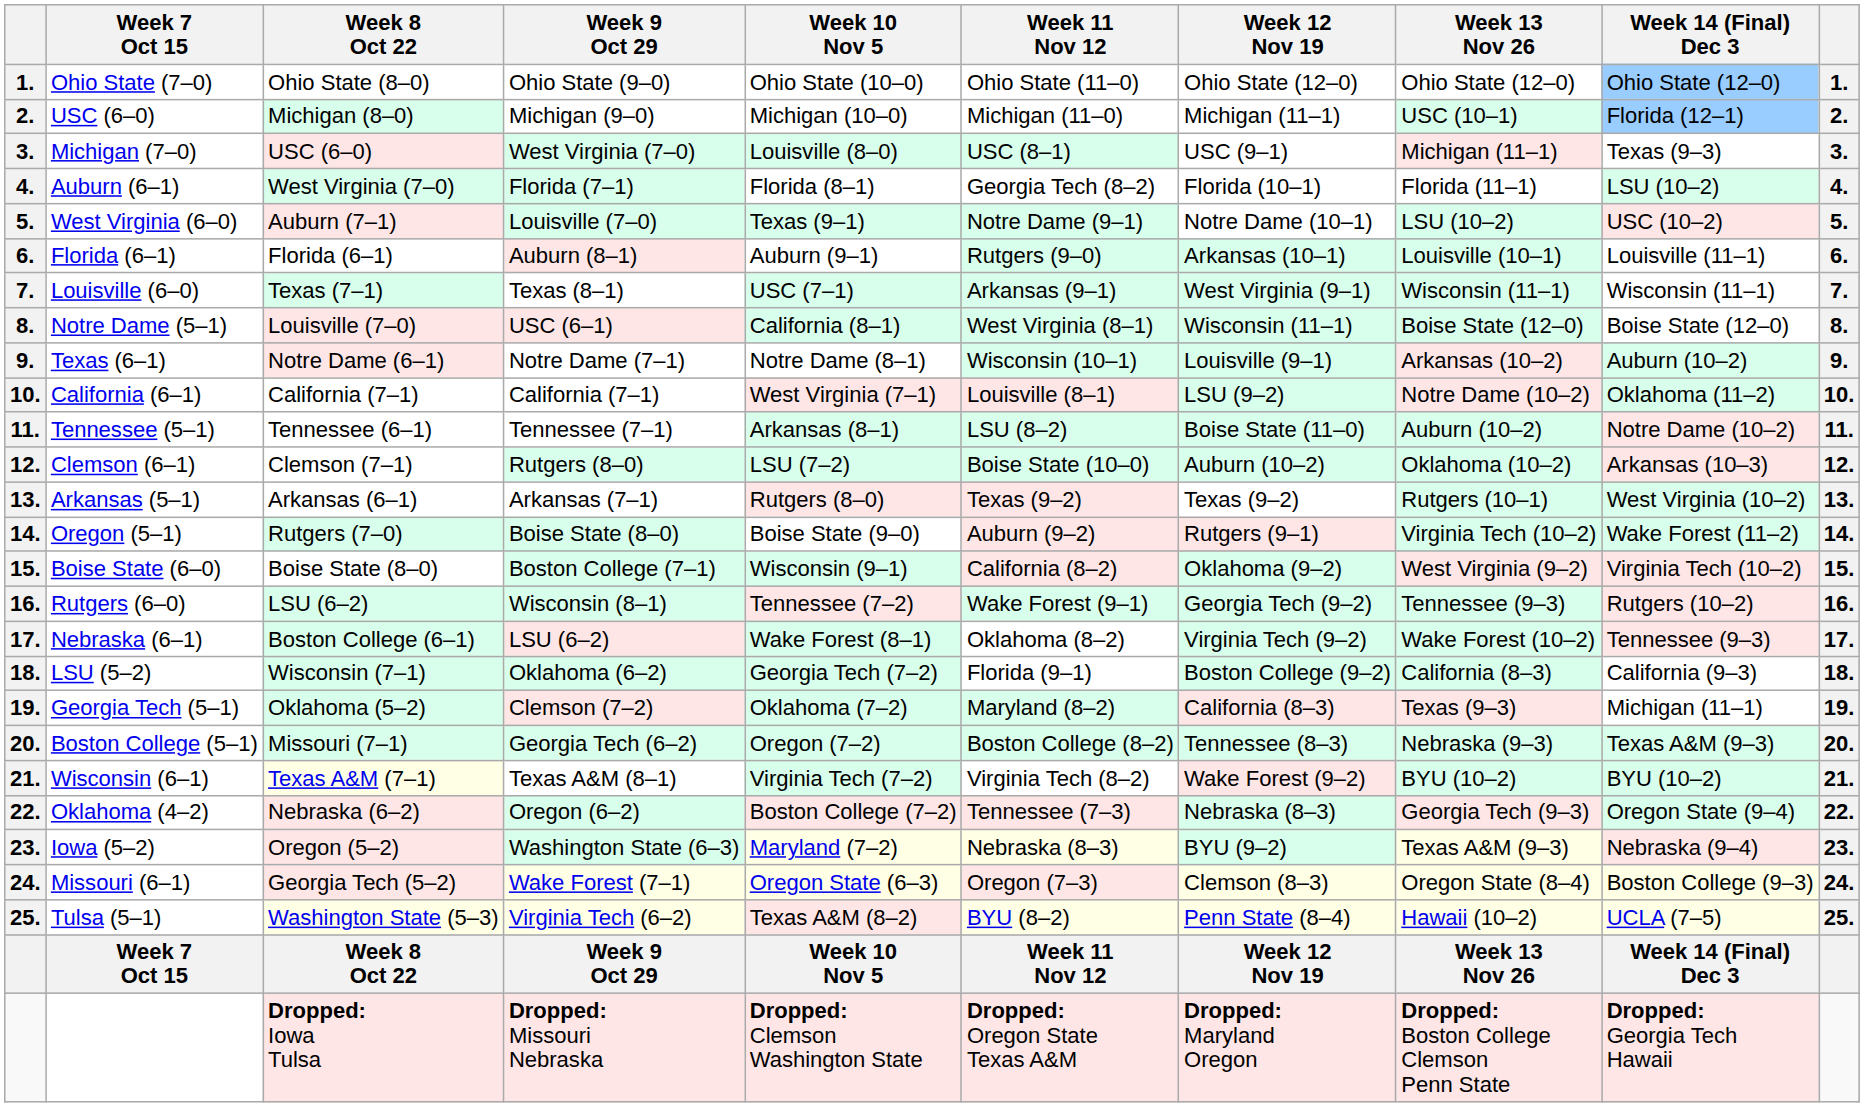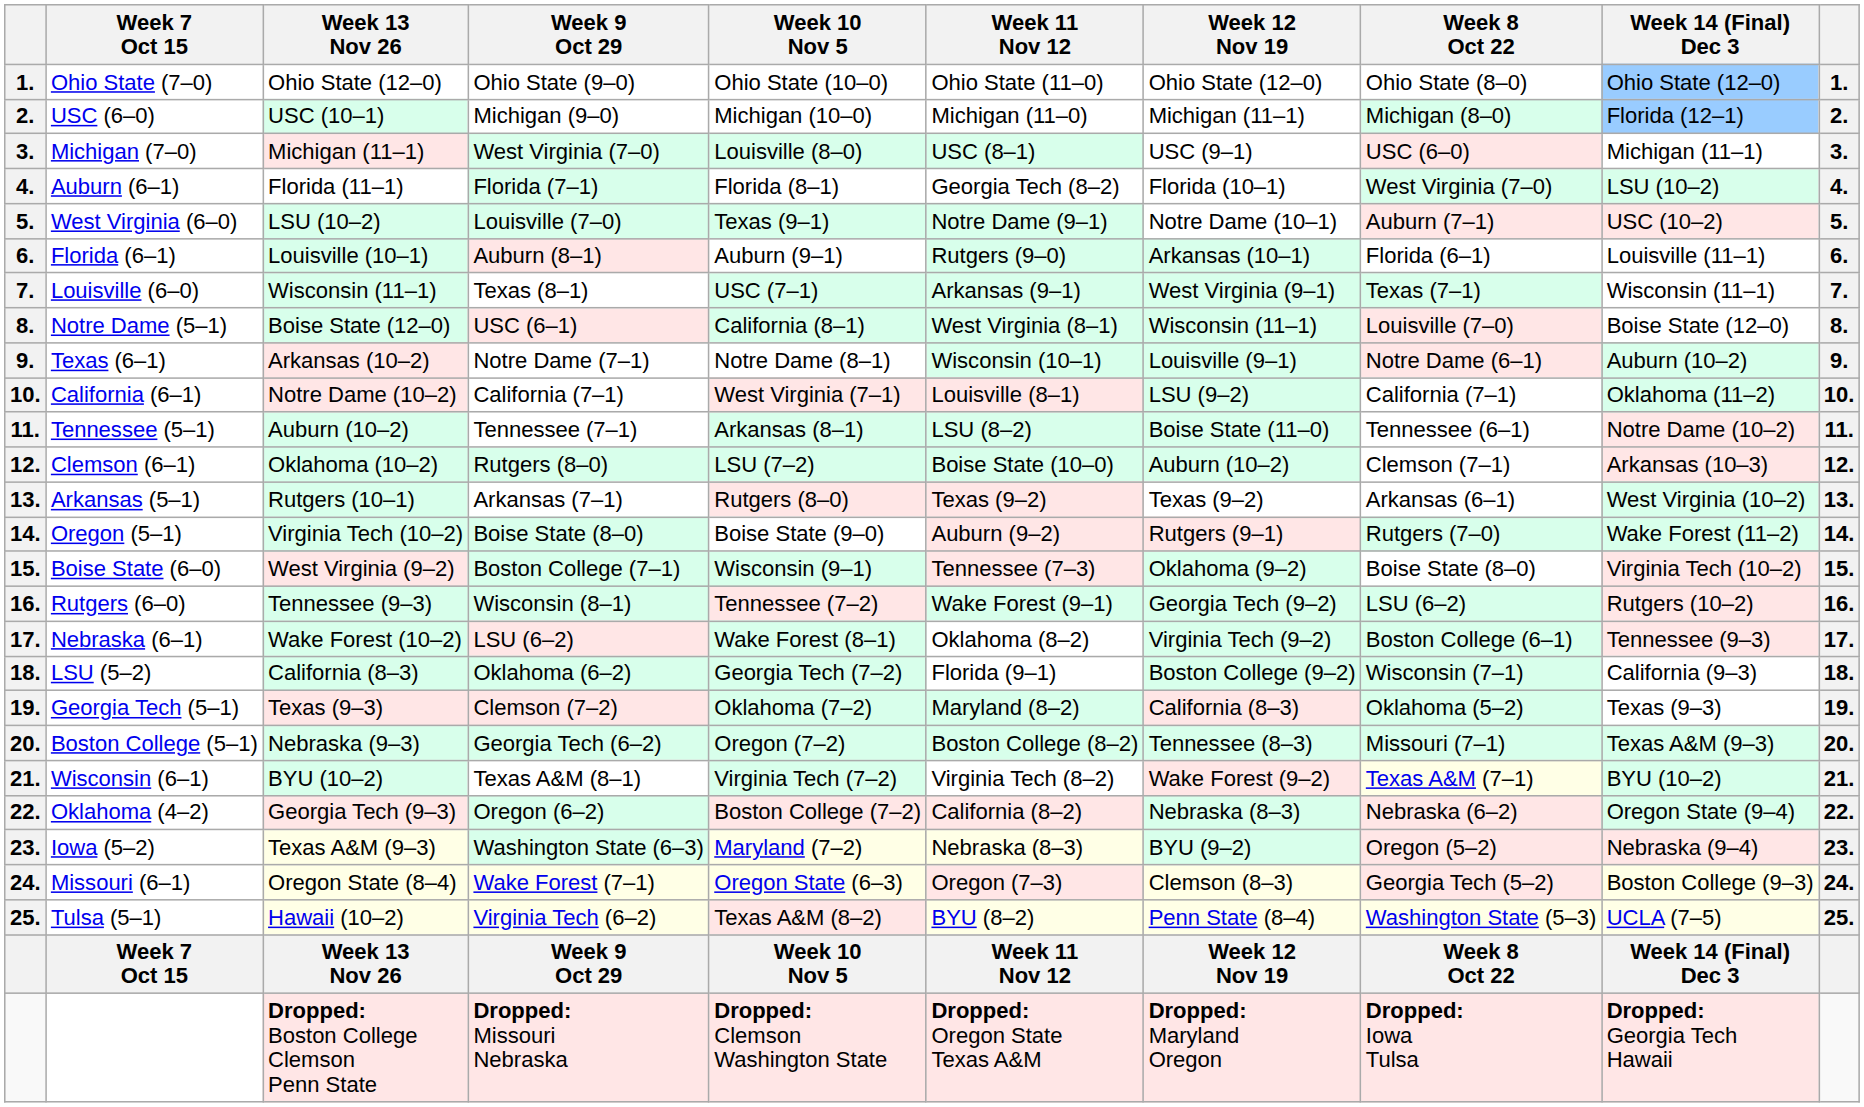columns swapped: (383, 35) <-> (1499, 35)
(1664, 151) Texas (9–3) -> (1685, 151) Michigan (11–1)
(1042, 569) California (8–2) -> (1013, 569) Tennessee (7–3)
(1685, 708) Michigan (11–1) -> (1664, 708) Texas (9–3)
(1049, 813) Tennessee (7–3) -> (1007, 813) California (8–2)
